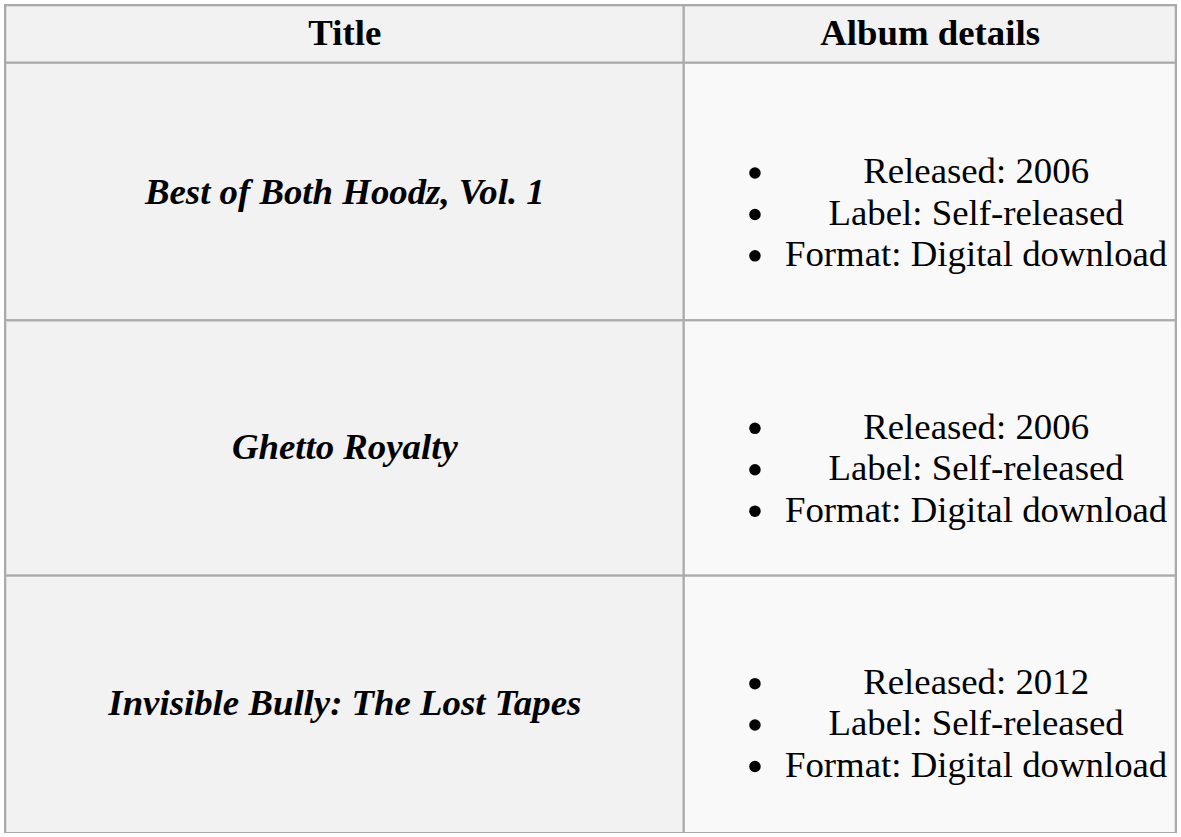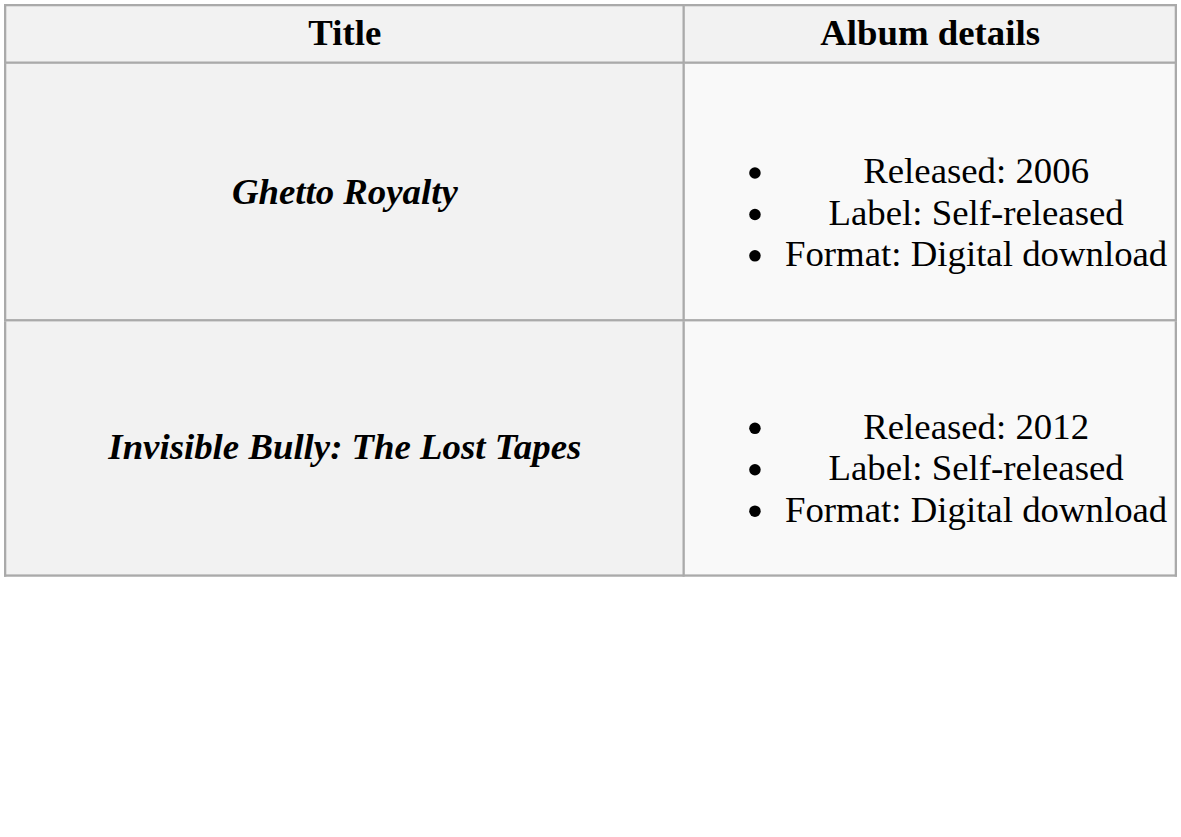- row: (345, 190)
